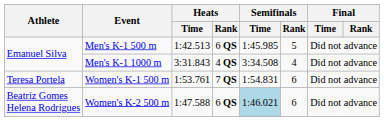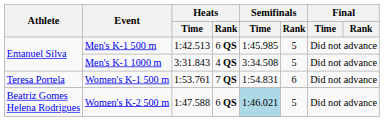(294, 62) 4 -> (294, 62) 5
(294, 102) 6 -> (294, 102) 5
